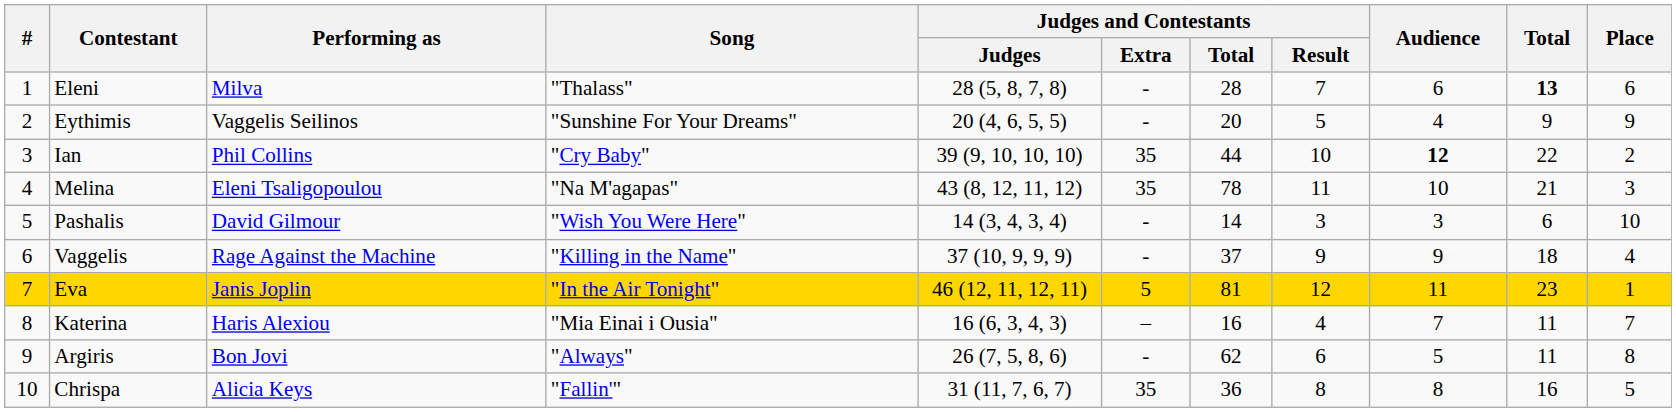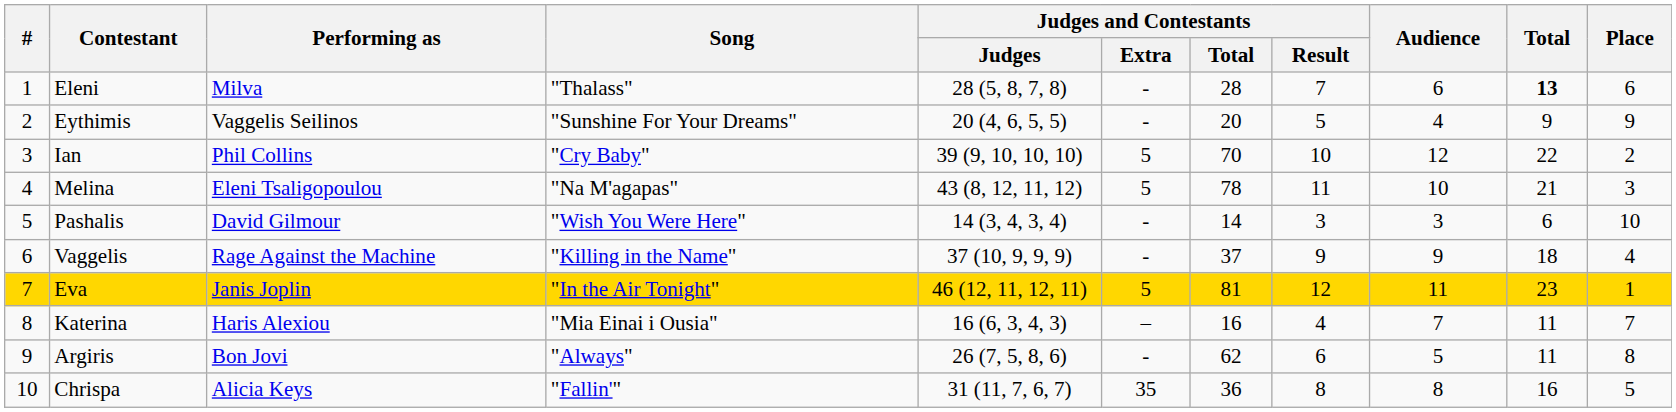(1146, 155) 35 -> (1146, 155) 5
(1231, 155) 44 -> (1231, 155) 70
(1438, 155) bold -> (1438, 155) normal
(1146, 188) 35 -> (1146, 188) 5
